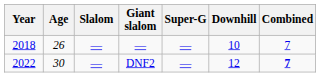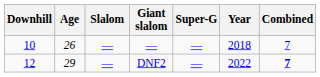columns swapped: (24, 20) <-> (234, 20)
(59, 63) 30 -> (70, 63) 29
